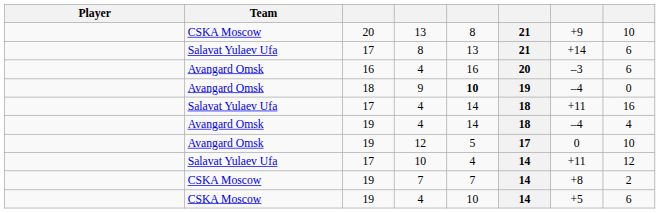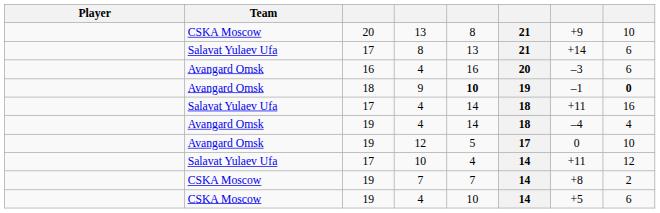(577, 87) –4 -> (577, 87) –1
(629, 87) normal -> (629, 87) bold
